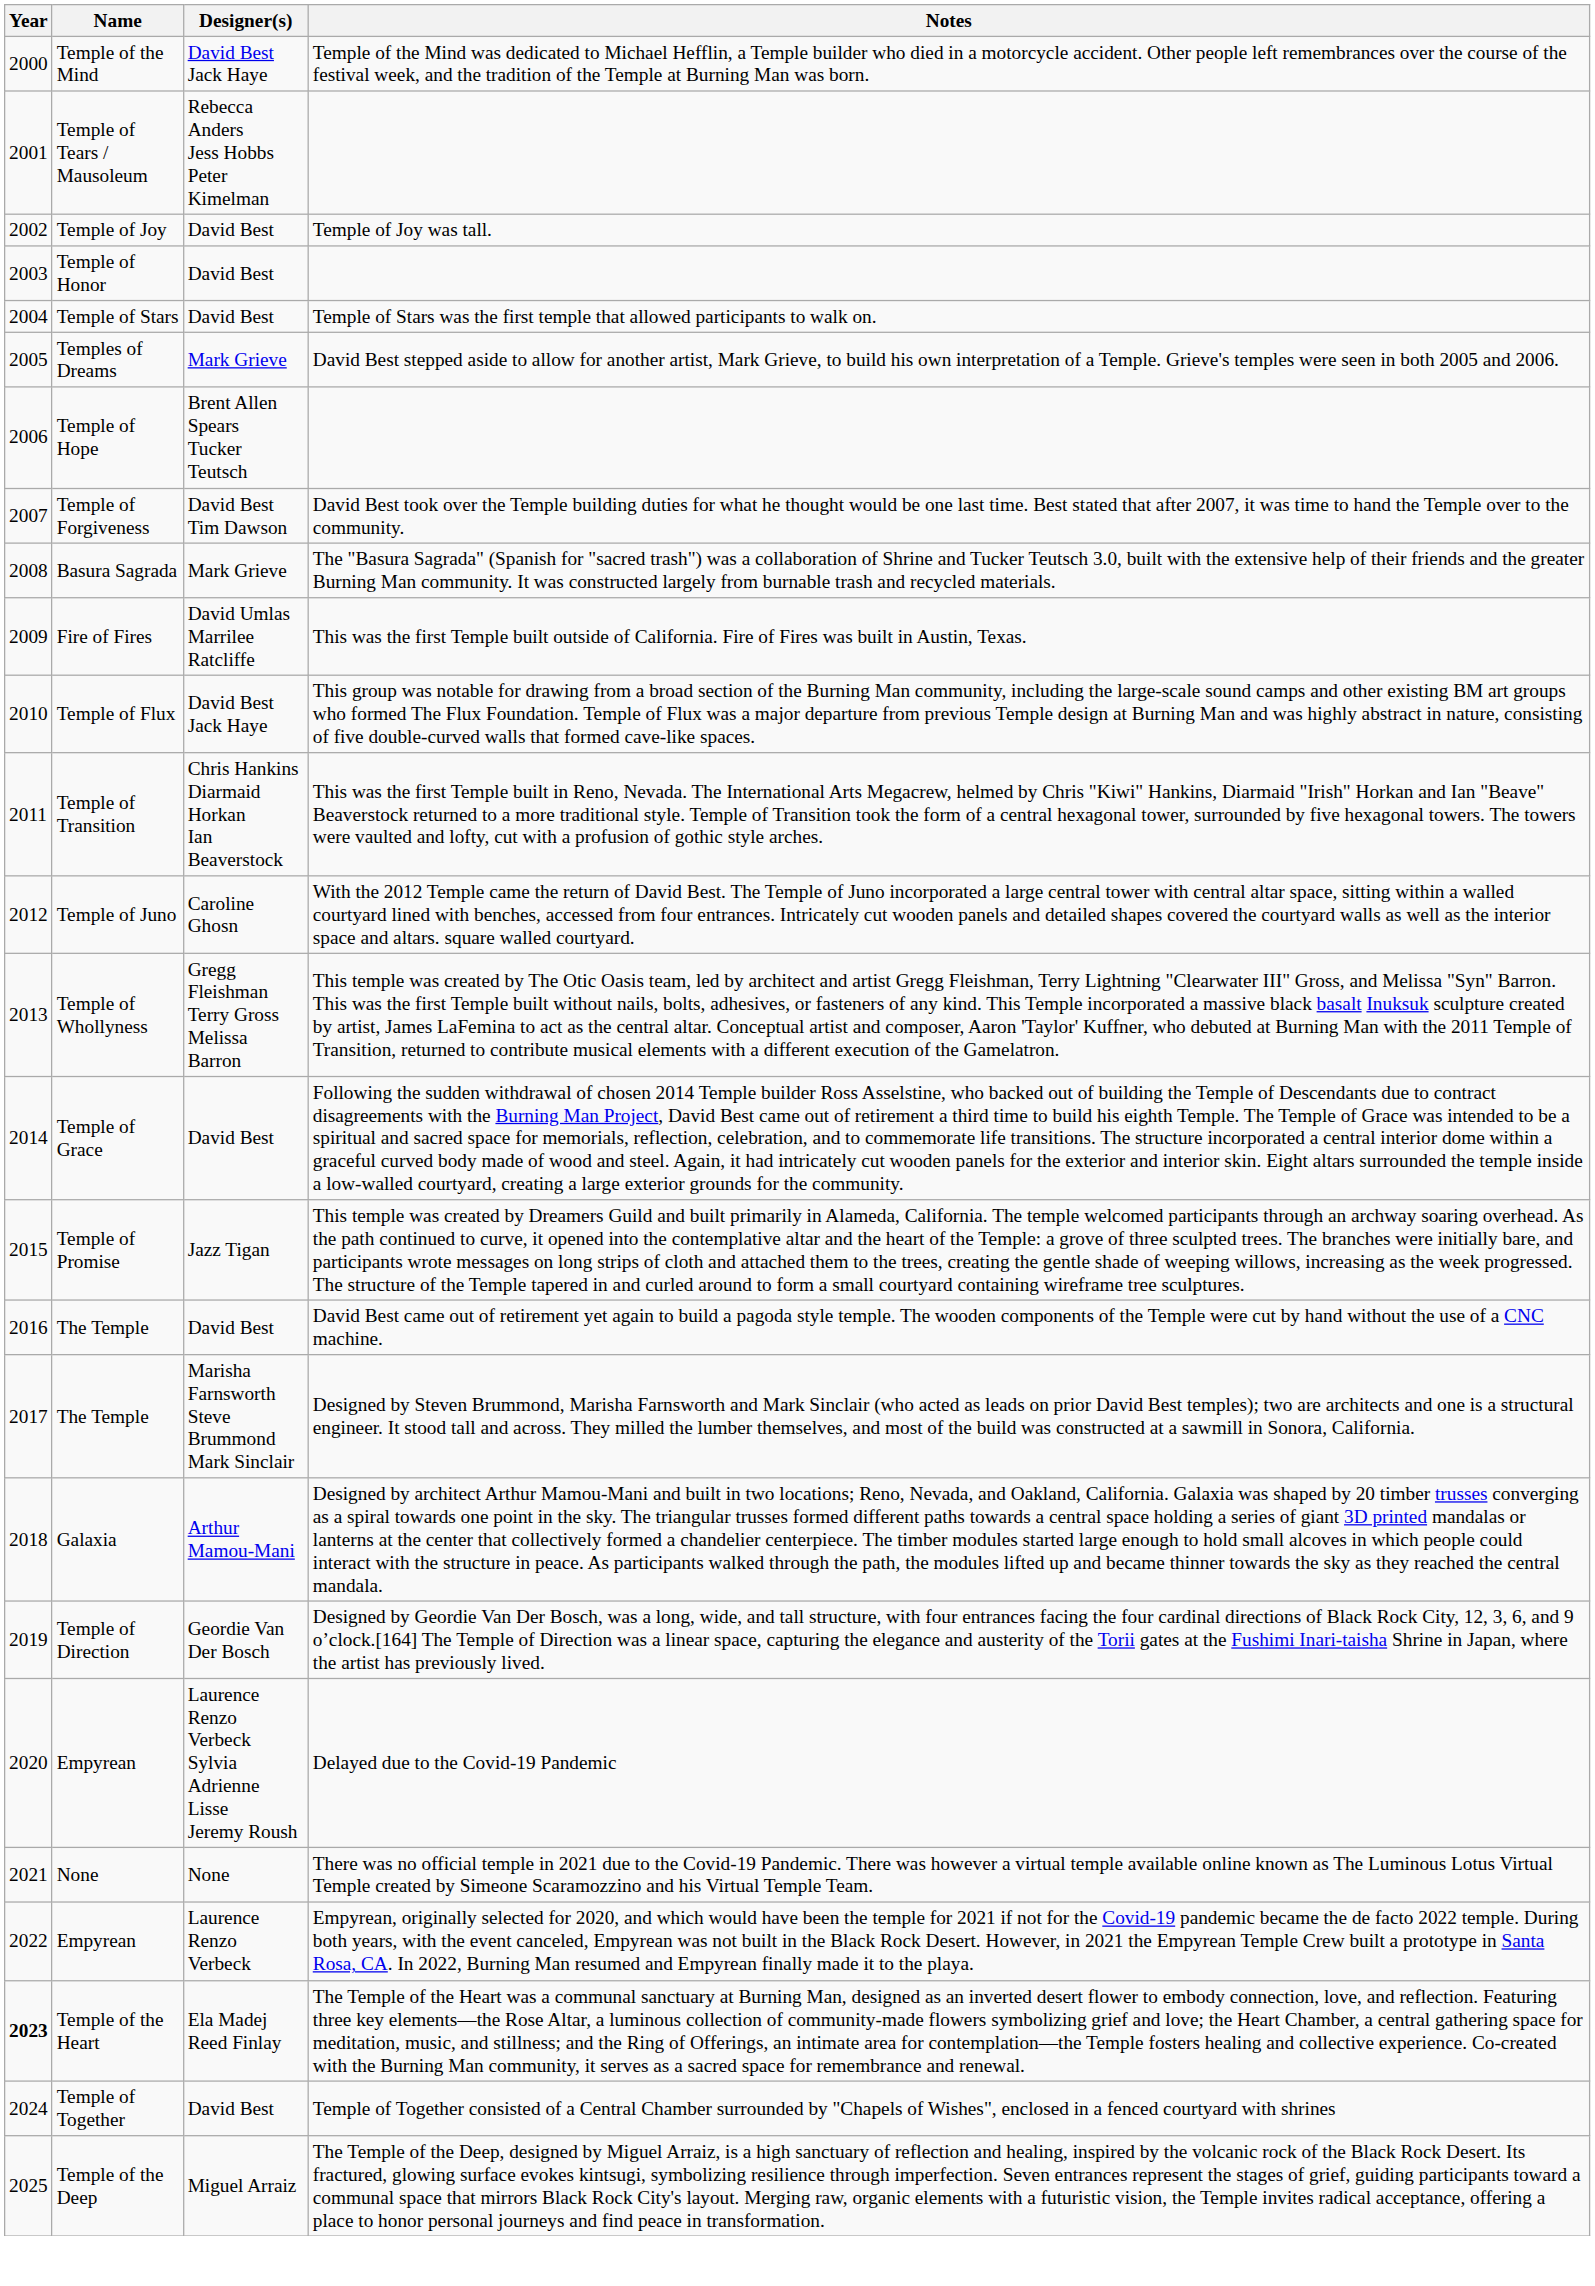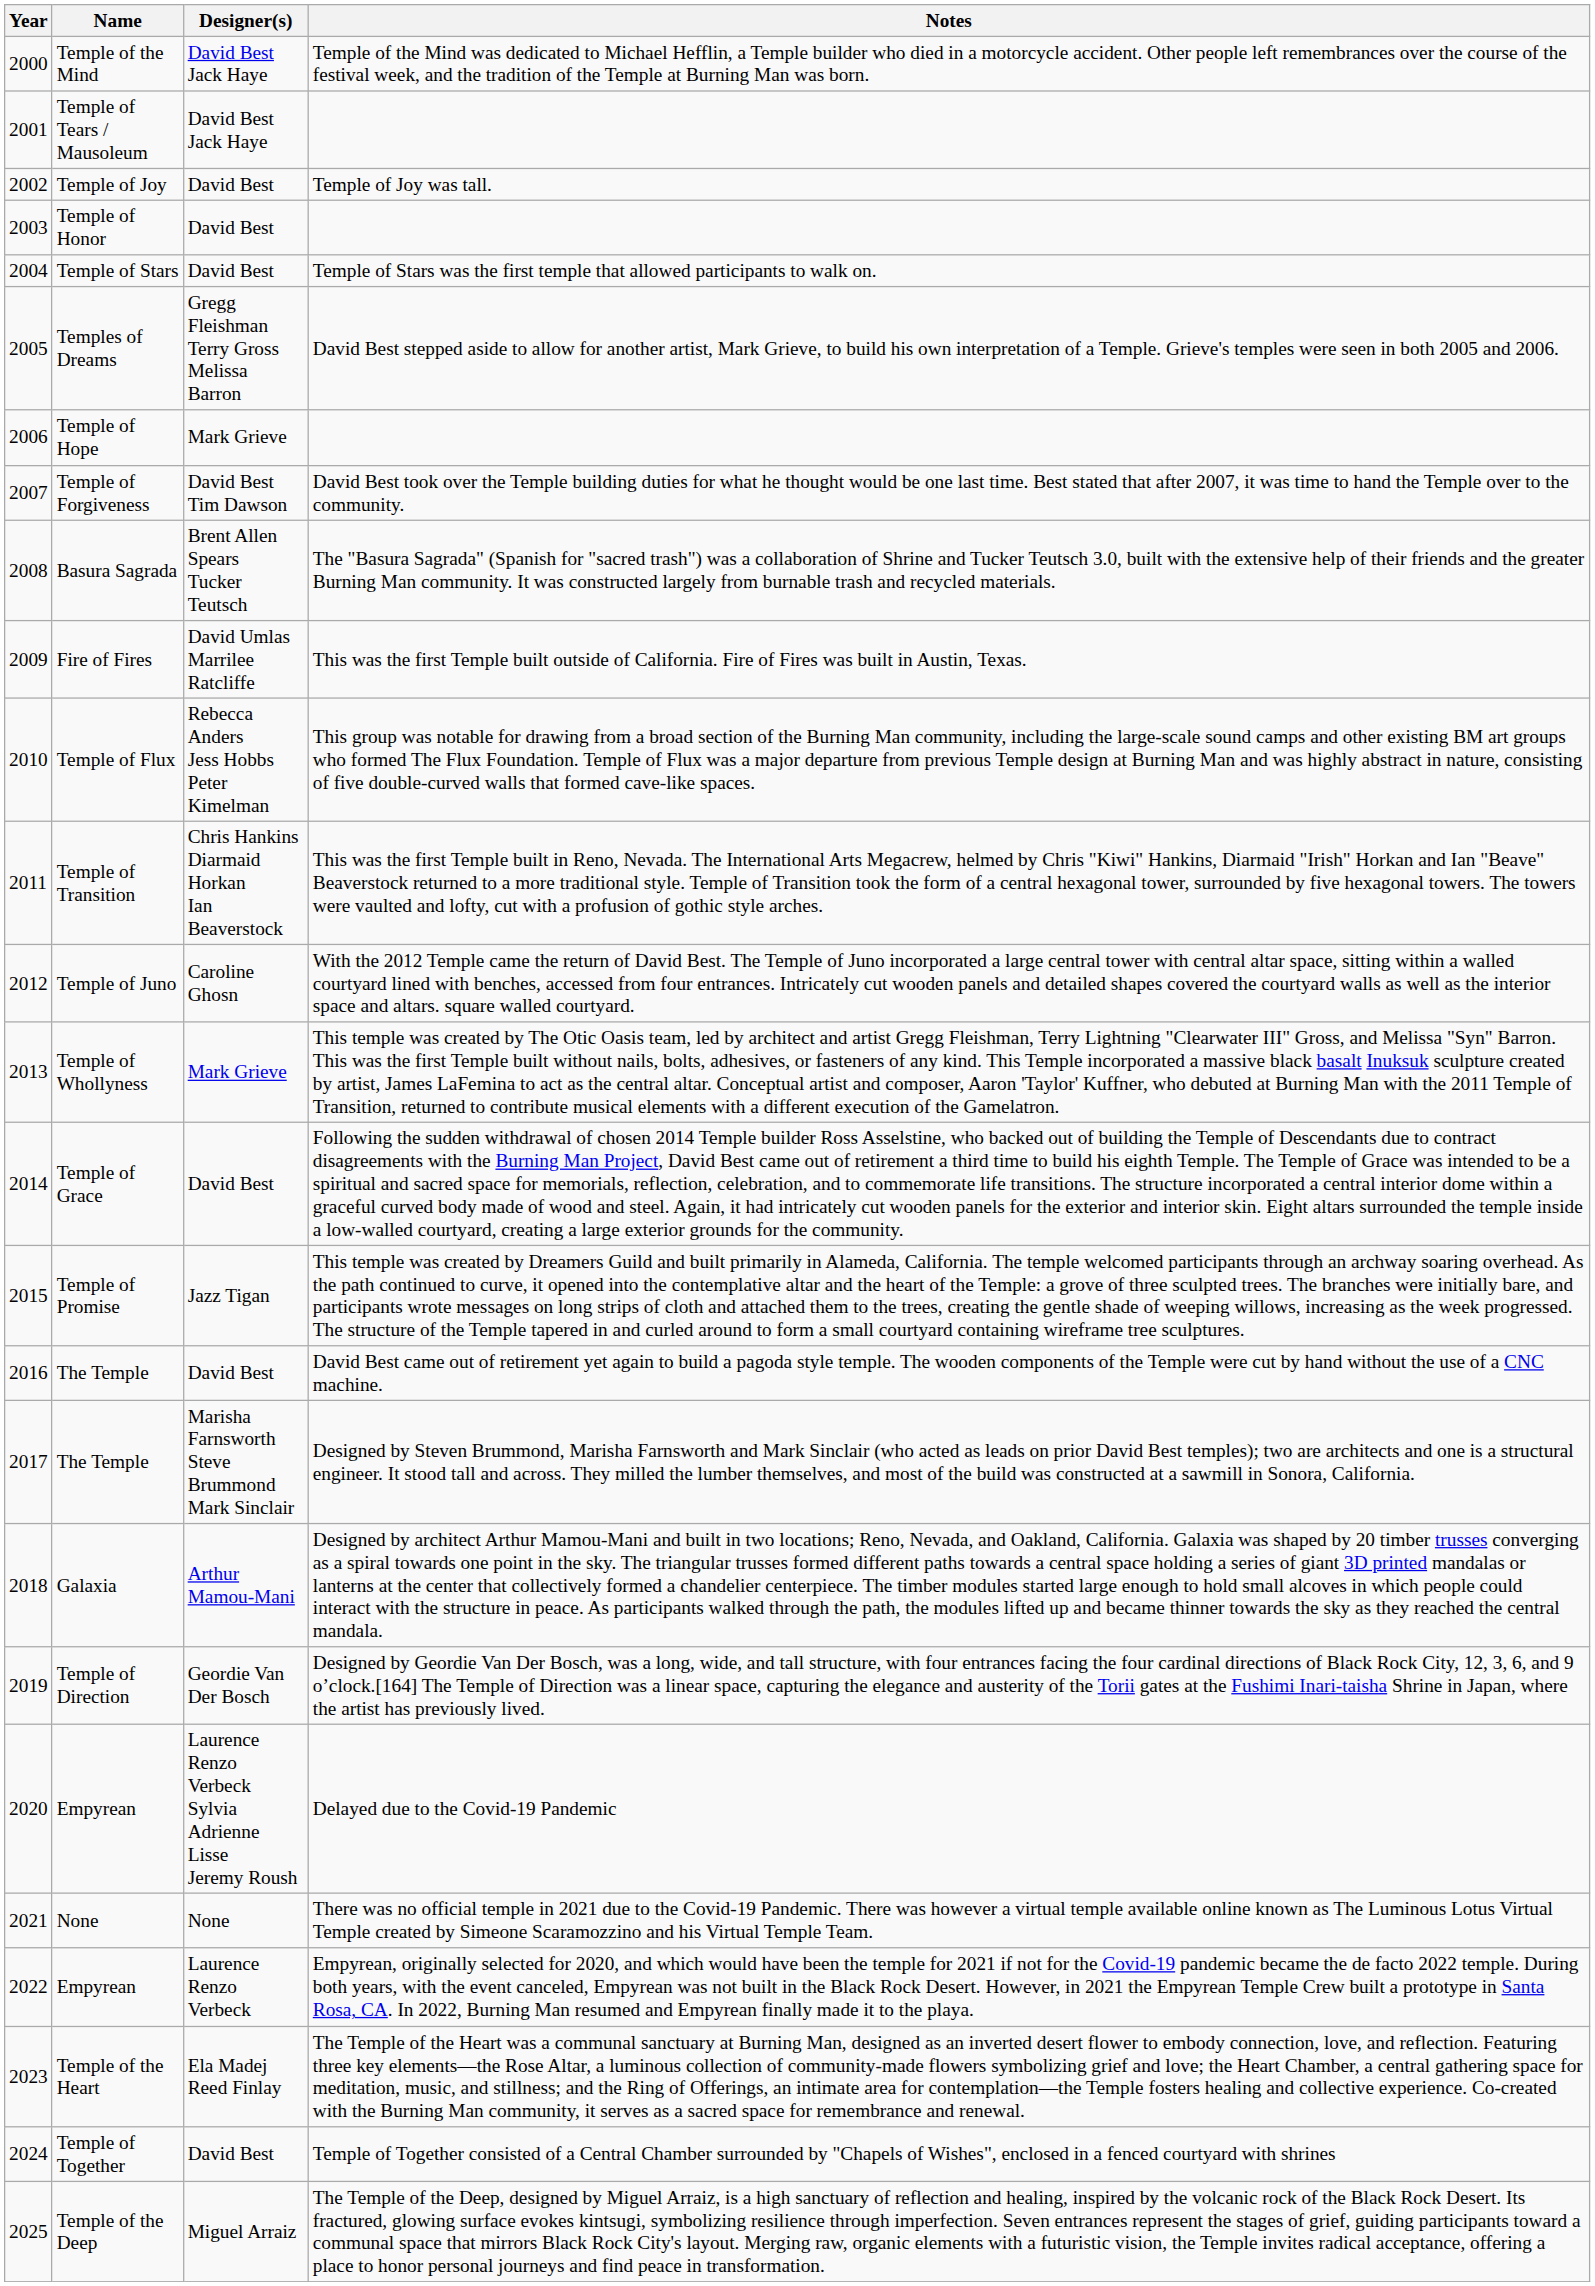(231, 152) Rebecca Anders Jess Hobbs Peter Kimelman -> (231, 129) David Best Jack Haye
(237, 360) Mark Grieve -> (233, 348) Gregg Fleishman Terry Gross Melissa Barron
(232, 437) Brent Allen Spears Tucker Teutsch -> (237, 437) Mark Grieve
(237, 569) Mark Grieve -> (232, 569) Brent Allen Spears Tucker Teutsch
(231, 713) David Best Jack Haye -> (231, 759) Rebecca Anders Jess Hobbs Peter Kimelman
(233, 1014) Gregg Fleishman Terry Gross Melissa Barron -> (237, 1072) Mark Grieve
(28, 2030) bold -> (28, 2076) normal
